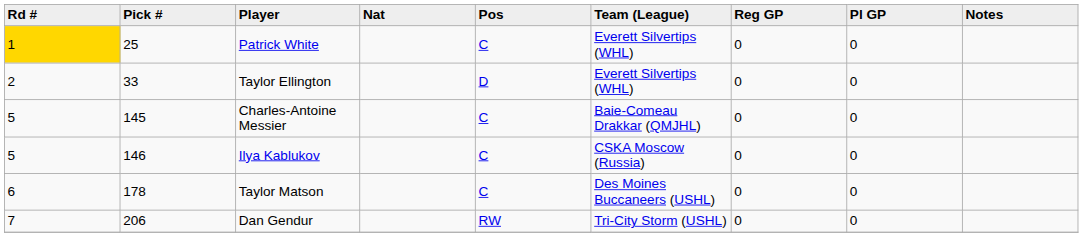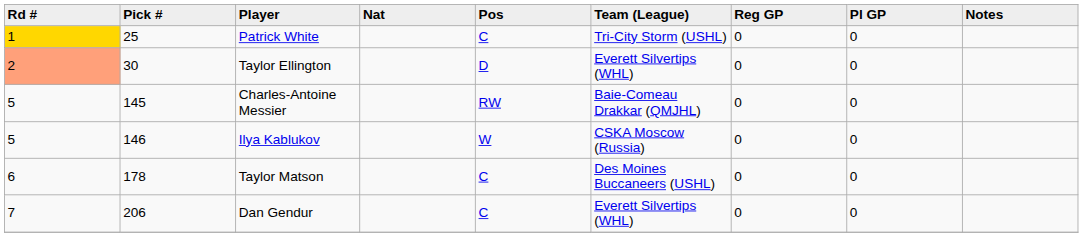(645, 44) Everett Silvertips (WHL) -> (660, 36) Tri-City Storm (USHL)
(11, 81) no background -> (11, 66) lightsalmon background
(131, 81) 33 -> (131, 66) 30
(483, 118) C -> (490, 102) RW
(483, 155) C -> (485, 139) W
(490, 221) RW -> (483, 213) C
(660, 221) Tri-City Storm (USHL) -> (645, 213) Everett Silvertips (WHL)
